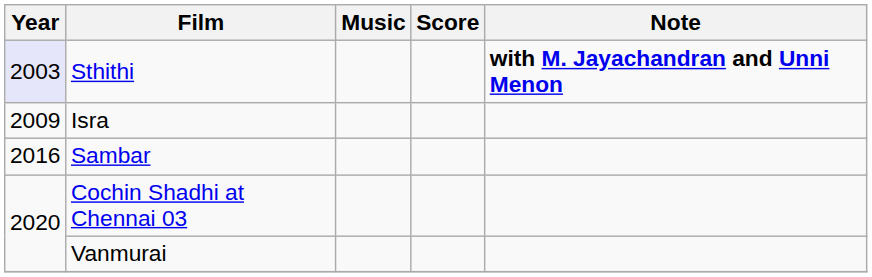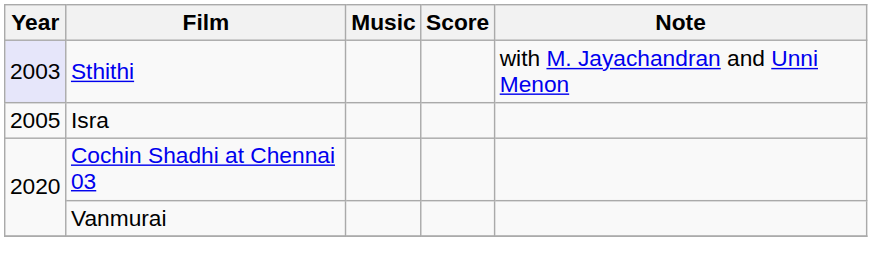(660, 71) bold -> (659, 71) normal
(35, 120) 2009 -> (35, 120) 2005
- row: (111, 156)
